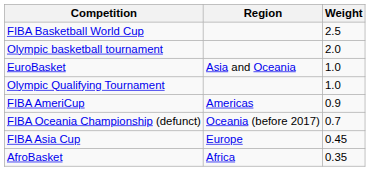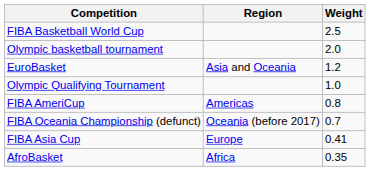(333, 67) 1.0 -> (333, 67) 1.2
(333, 103) 0.9 -> (333, 103) 0.8
(336, 139) 0.45 -> (336, 139) 0.41
